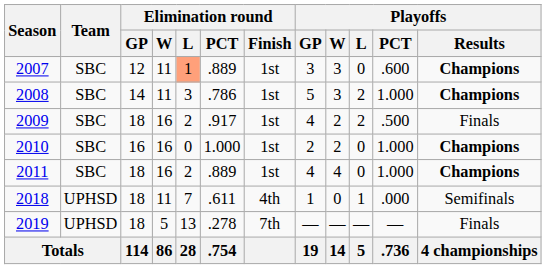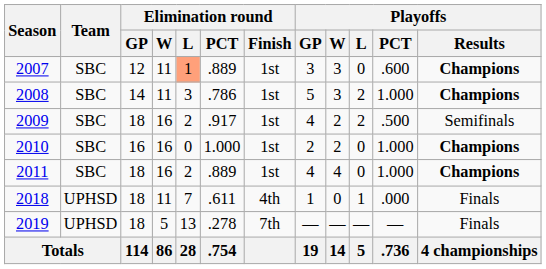(479, 120) Finals -> (479, 120) Semifinals
(479, 198) Semifinals -> (479, 198) Finals
